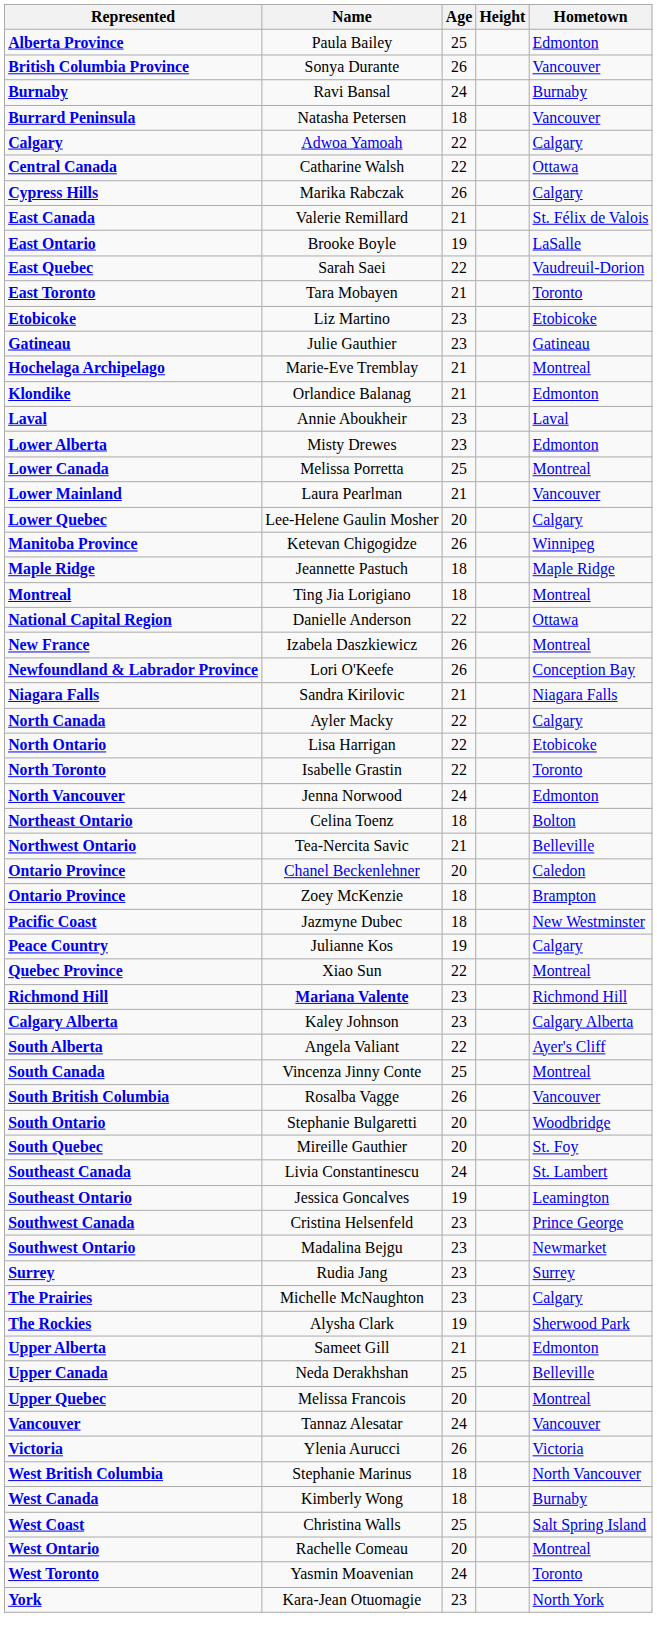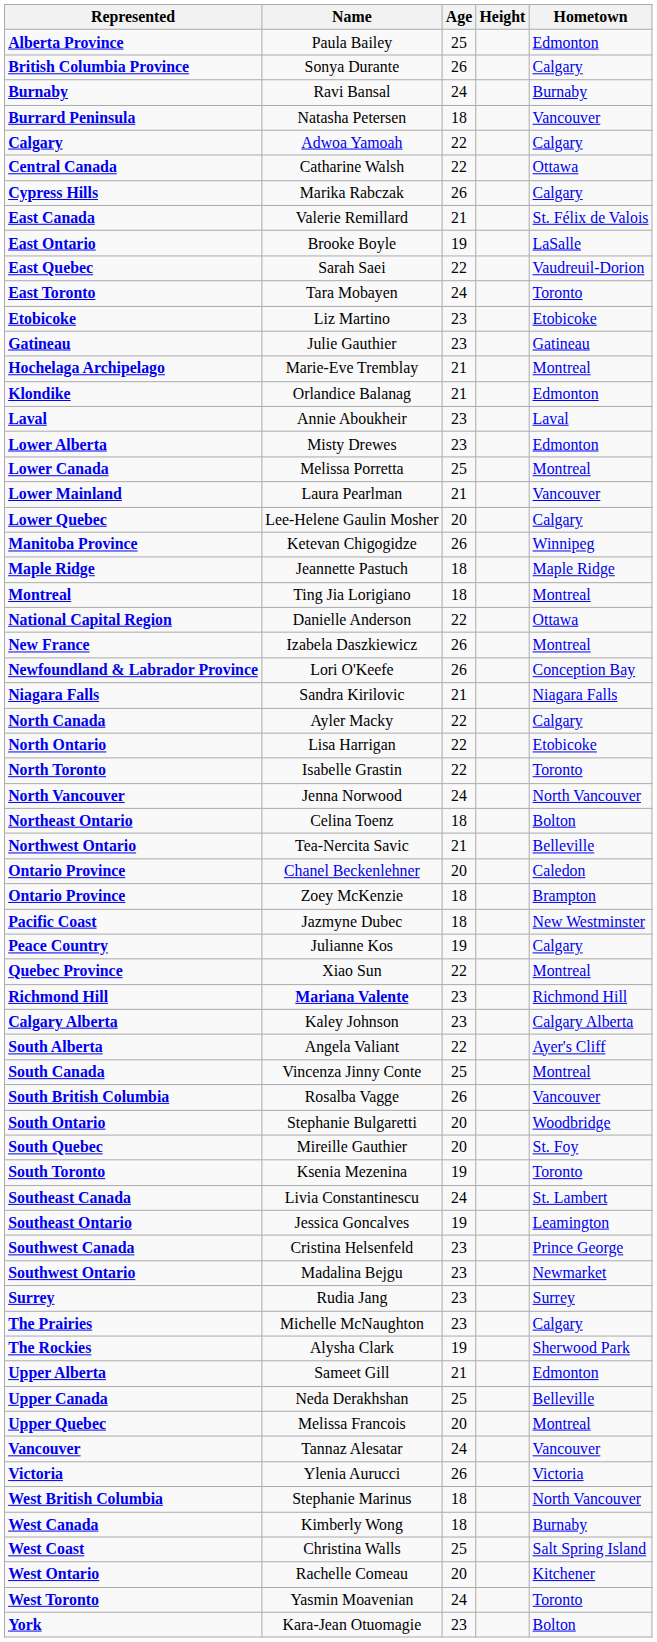(566, 67) Vancouver -> (558, 67) Calgary
(459, 293) 21 -> (459, 293) 24
(566, 795) Edmonton -> (587, 795) North Vancouver
+ row: (352, 1172)
(562, 1549) Montreal -> (564, 1574) Kitchener
(568, 1599) North York -> (554, 1624) Bolton
